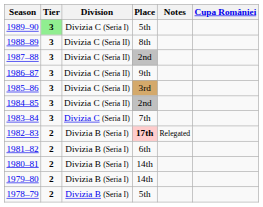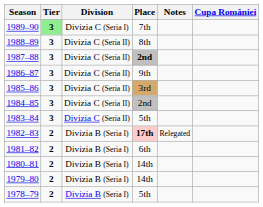(145, 27) 5th -> (145, 27) 7th
(145, 58) normal -> (145, 58) bold
(145, 118) 7th -> (145, 118) 5th
